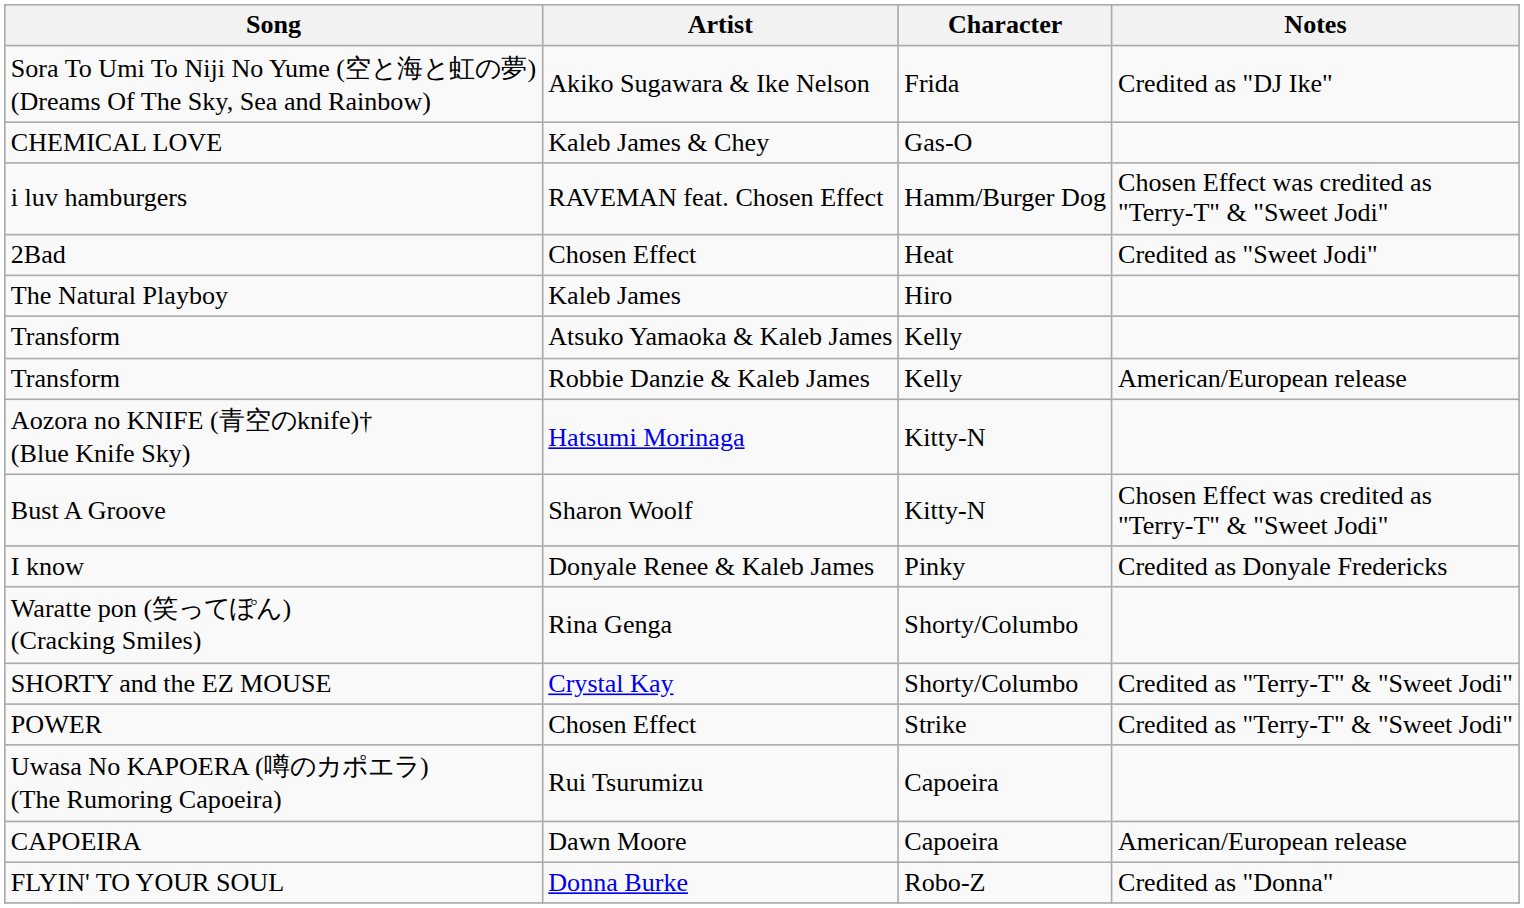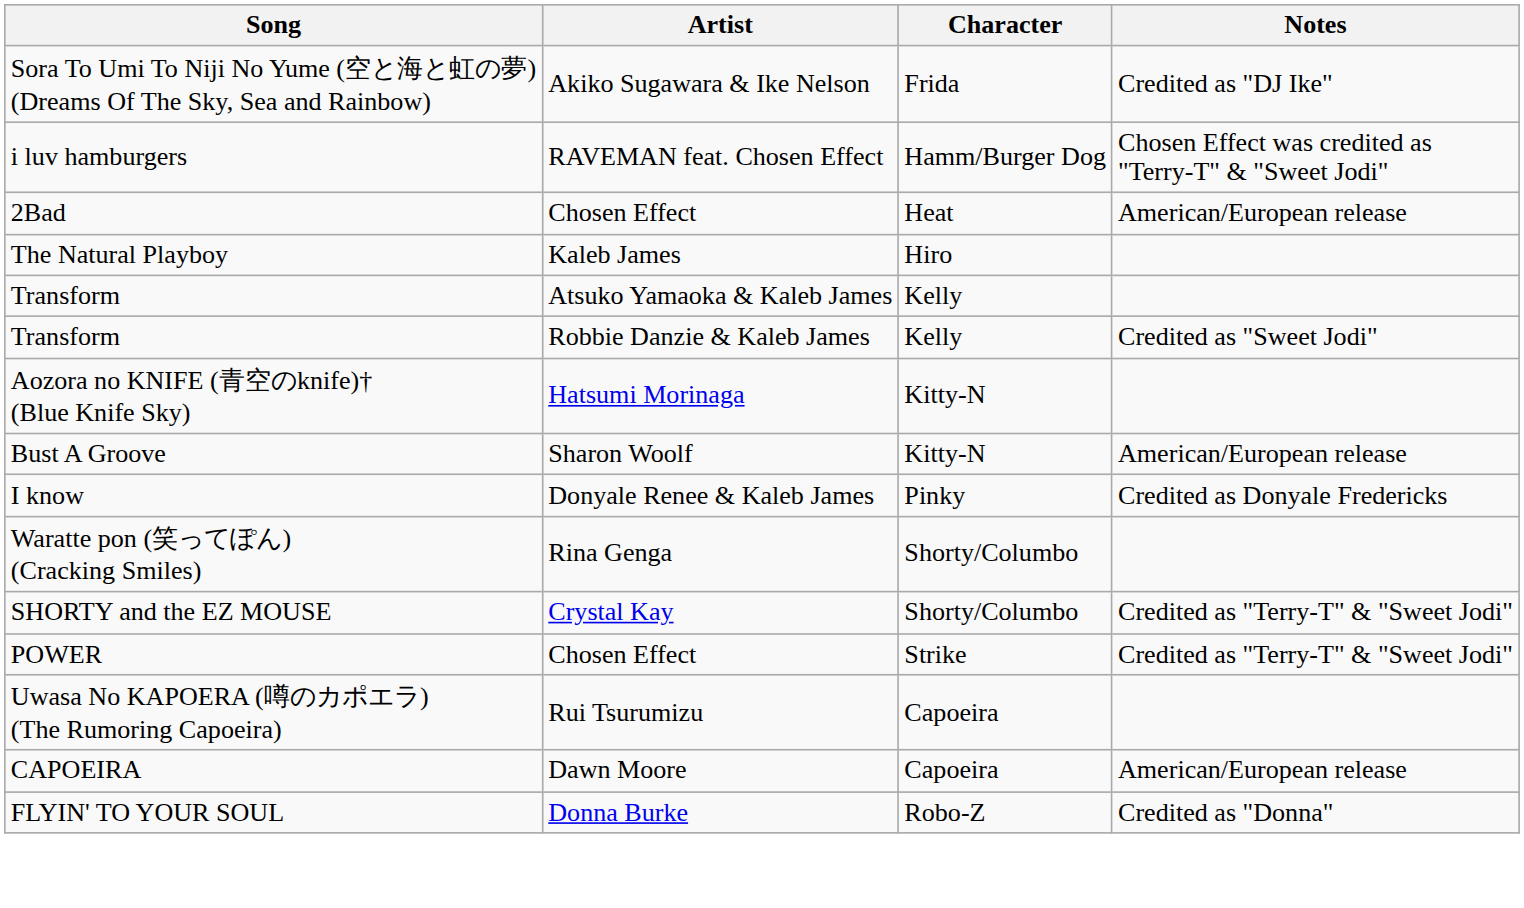- row: (116, 142)
(1248, 254) Credited as "Sweet Jodi" -> (1262, 212) American/European release
(1262, 378) American/European release -> (1248, 336) Credited as "Sweet Jodi"
(1275, 509) Chosen Effect was credited as "Terry-T" & "Sweet Jodi" -> (1262, 453) American/European release
